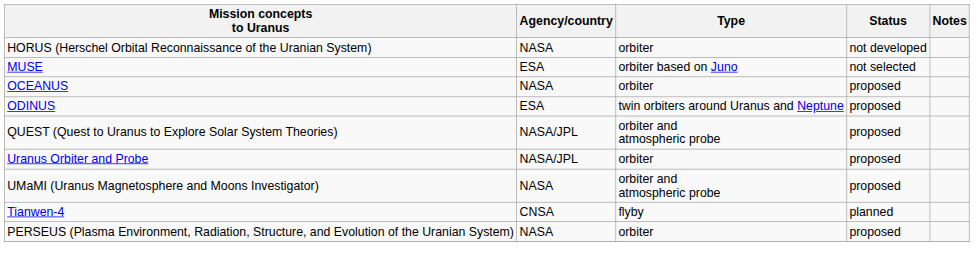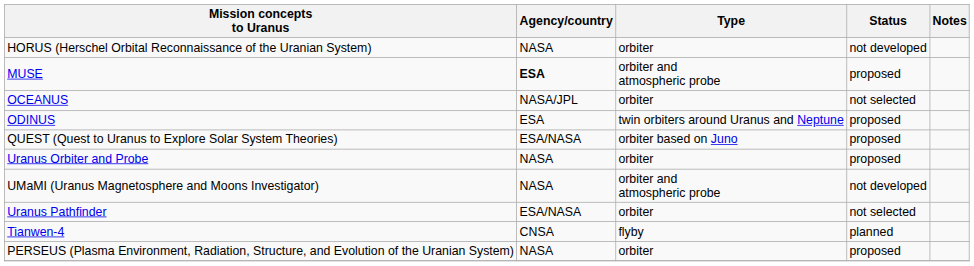(532, 67) normal -> (532, 74) bold
(678, 67) orbiter based on Juno -> (669, 74) orbiter and atmospheric probe
(883, 67) not selected -> (875, 74) proposed
(536, 86) NASA -> (549, 100) NASA/JPL
(875, 86) proposed -> (883, 100) not selected
(549, 132) NASA/JPL -> (550, 139) ESA/NASA
(669, 132) orbiter and atmospheric probe -> (678, 139) orbiter based on Juno
(549, 159) NASA/JPL -> (536, 159) NASA
(875, 185) proposed -> (888, 185) not developed
+ row: (57, 212)
